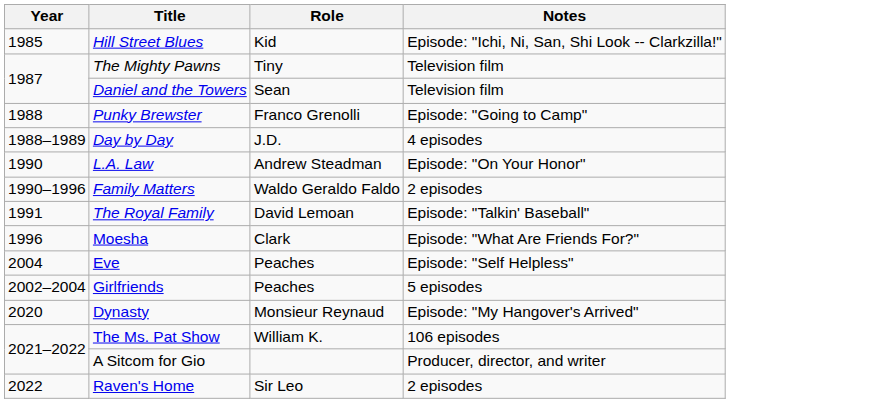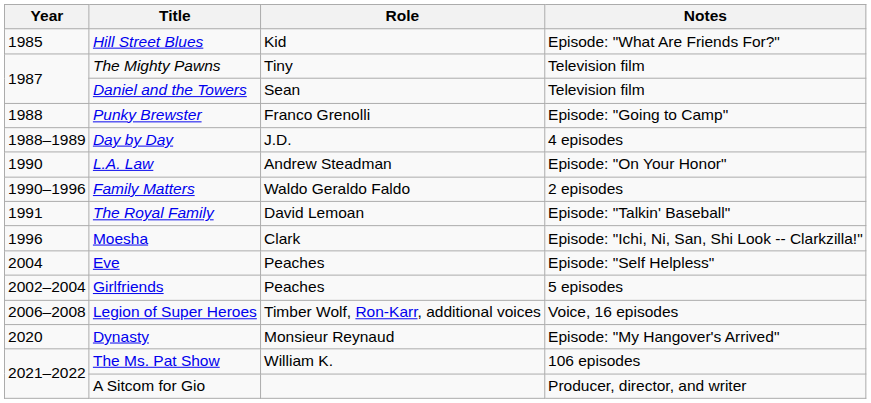(564, 41) Episode: "Ichi, Ni, San, Shi Look -- Clarkzilla!" -> (664, 41) Episode: "What Are Friends For?"
(523, 238) Episode: "What Are Friends For?" -> (705, 238) Episode: "Ichi, Ni, San, Shi Look -- Clarkzilla!"
+ row: (175, 312)
- row: (144, 386)
